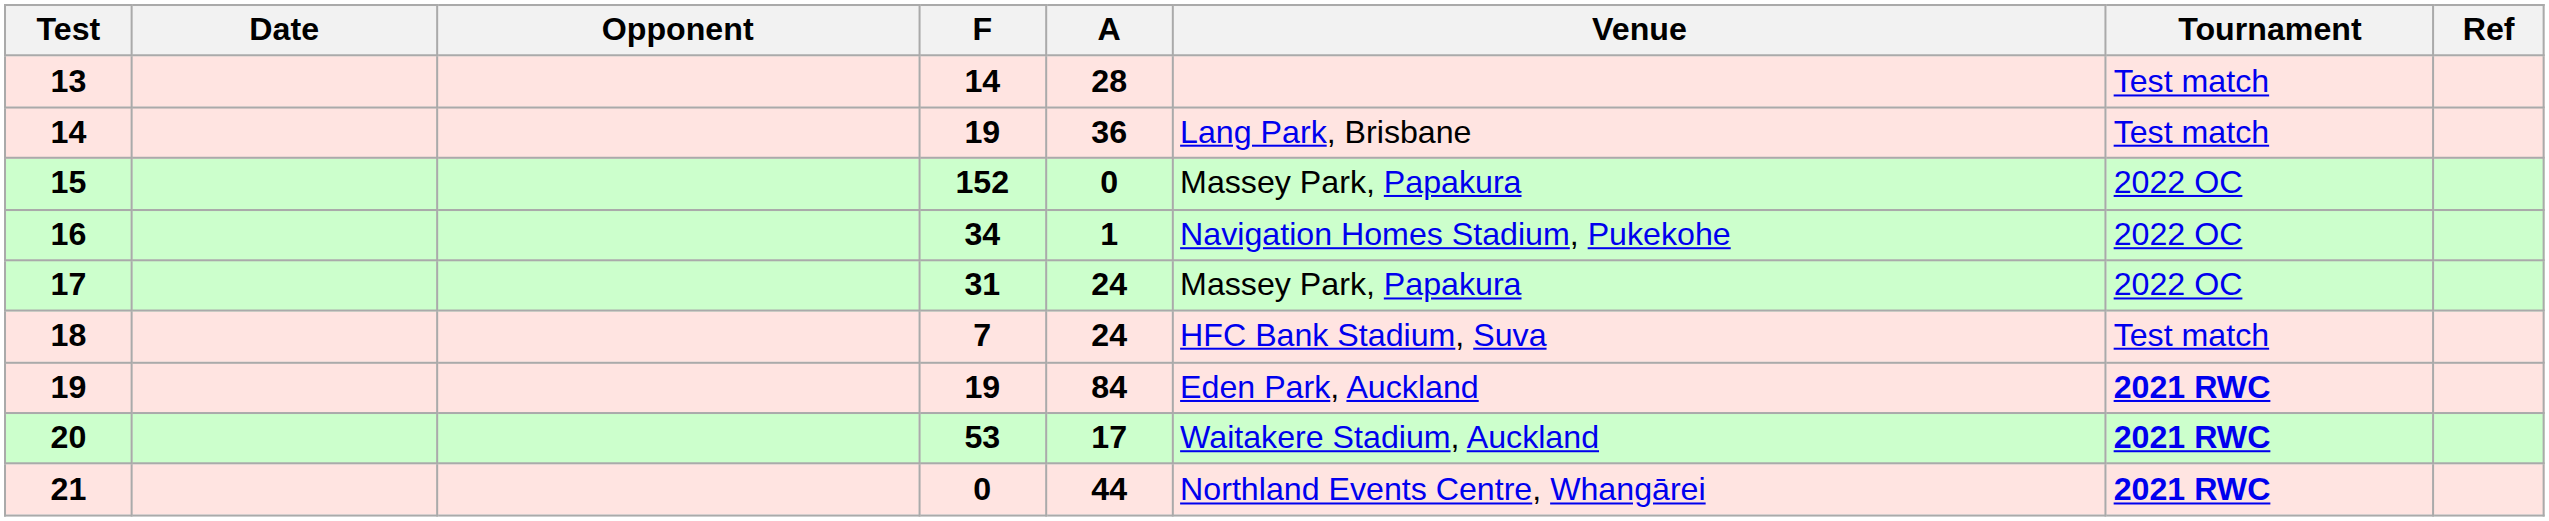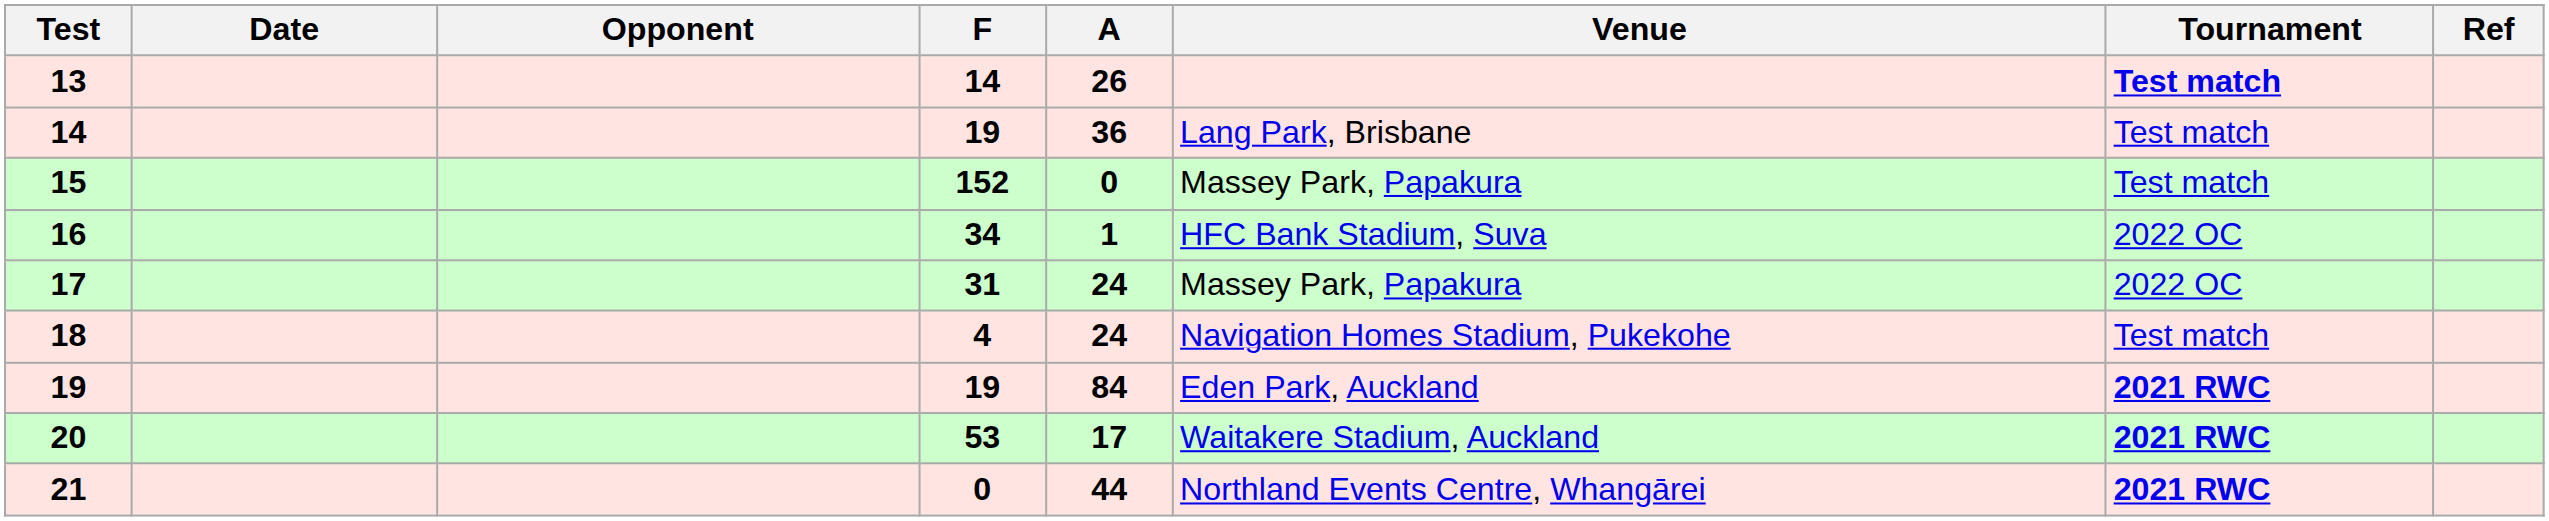(1109, 81) 28 -> (1109, 81) 26
(2191, 81) normal -> (2197, 81) bold
(2178, 183) 2022 OC -> (2191, 183) Test match
(1455, 234) Navigation Homes Stadium, Pukekohe -> (1363, 234) HFC Bank Stadium, Suva
(982, 336) 7 -> (982, 336) 4
(1363, 336) HFC Bank Stadium, Suva -> (1455, 336) Navigation Homes Stadium, Pukekohe
